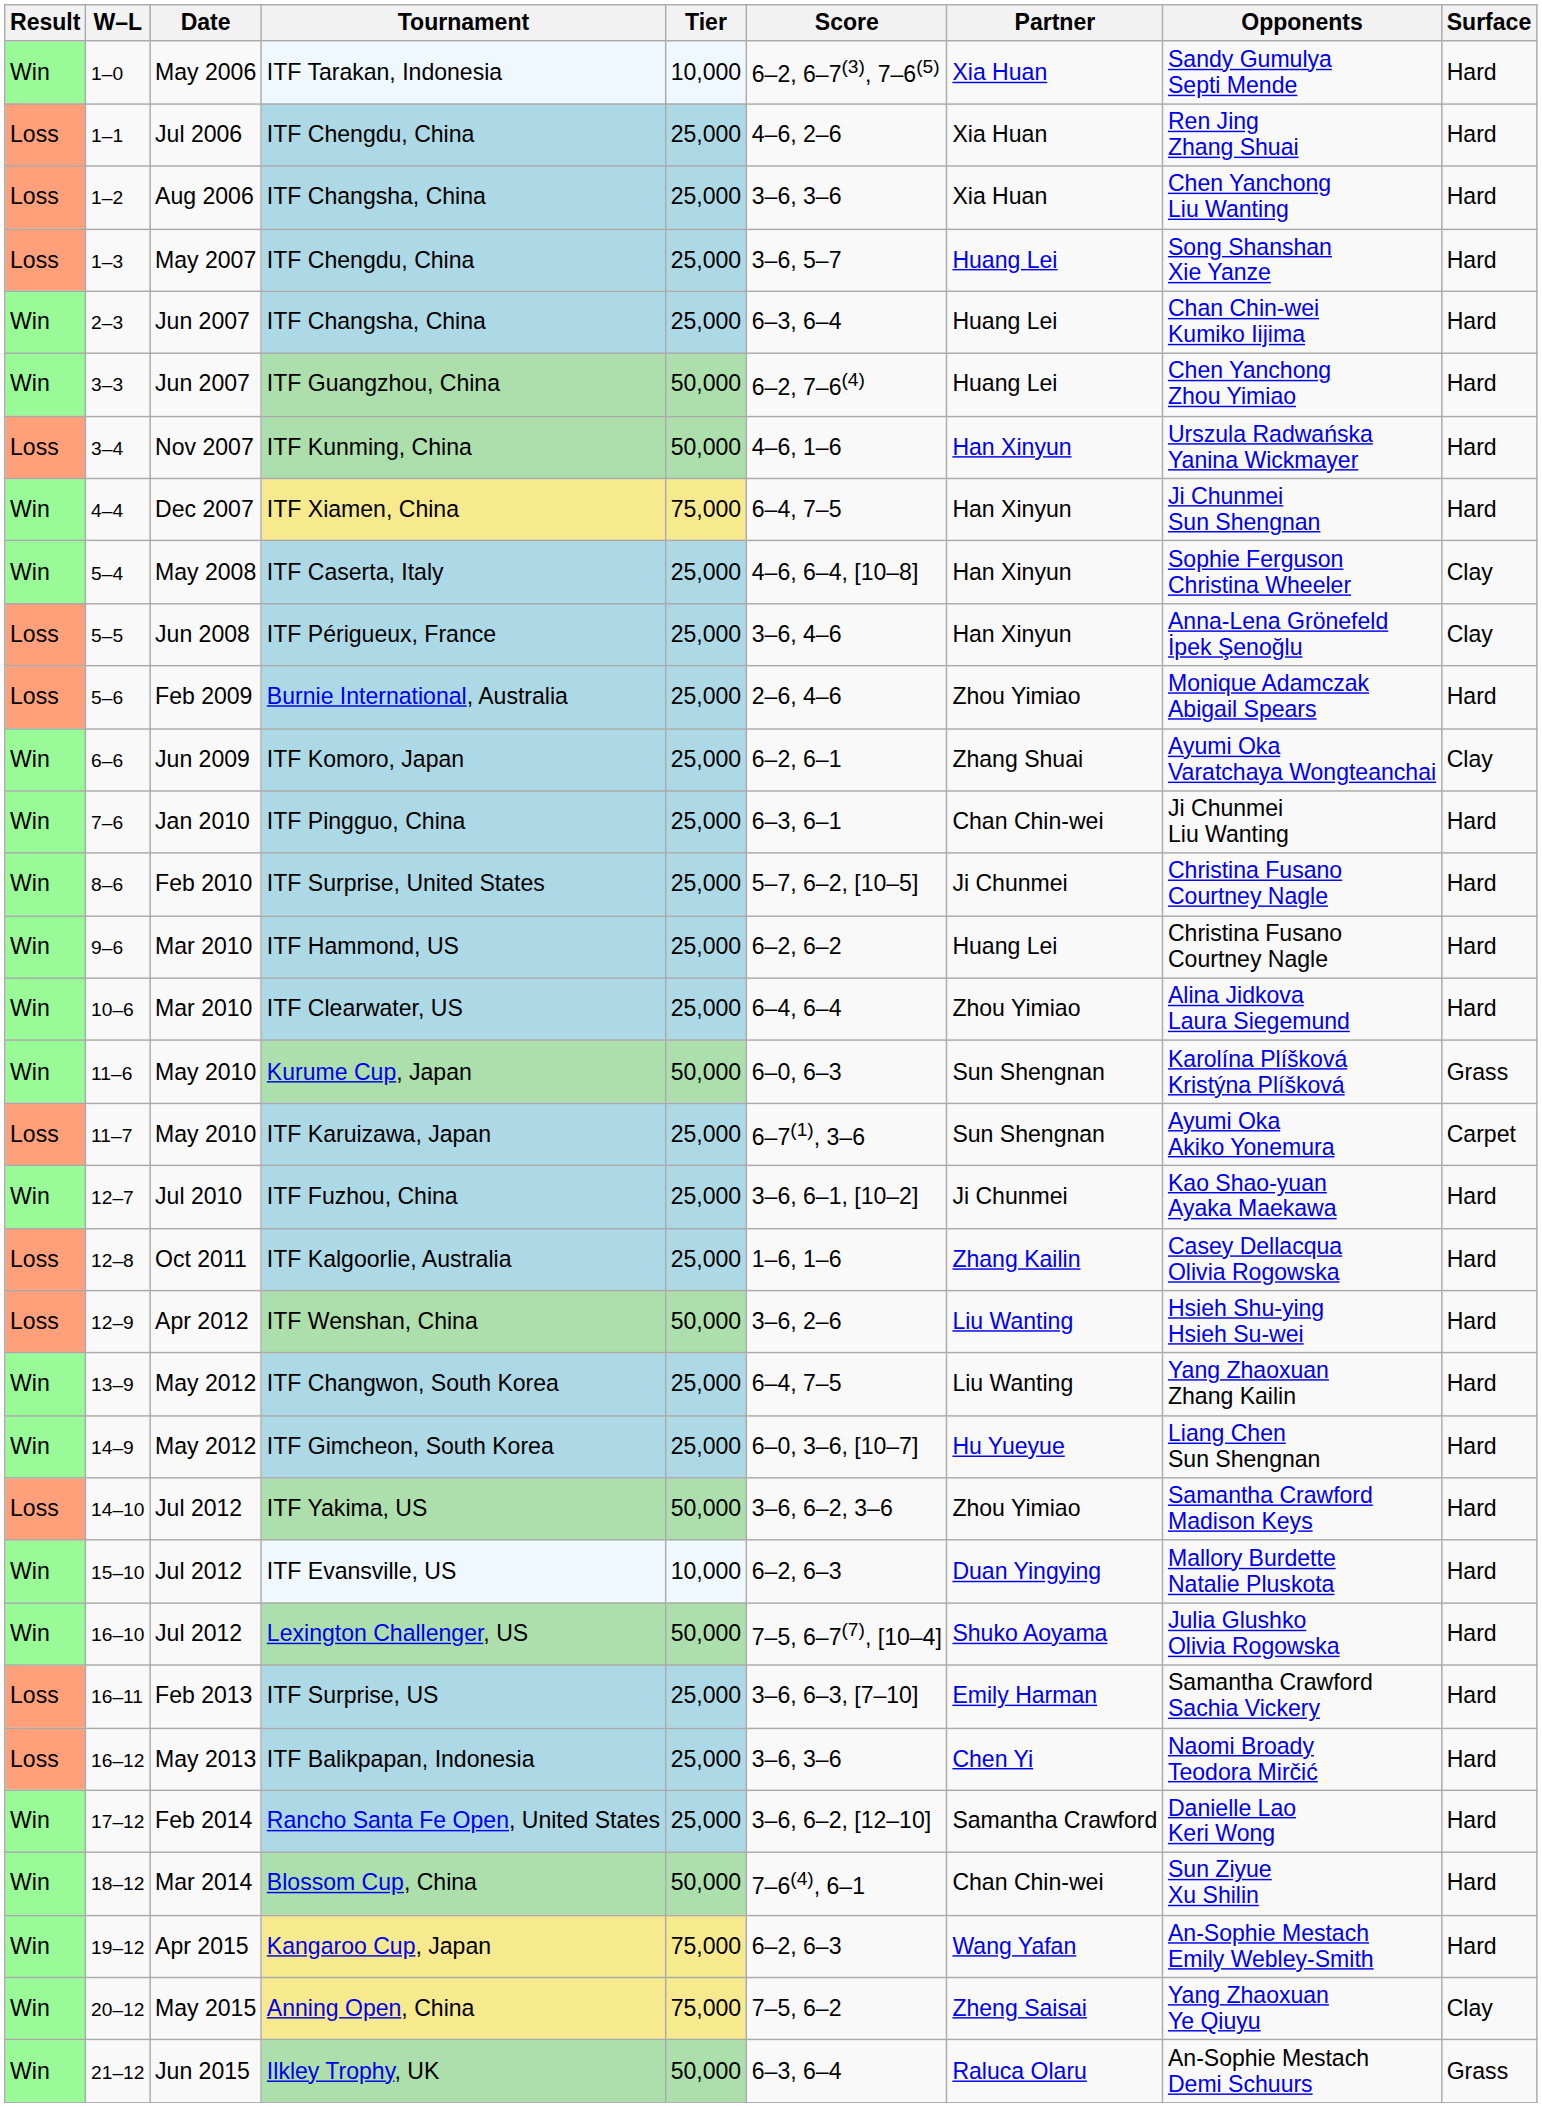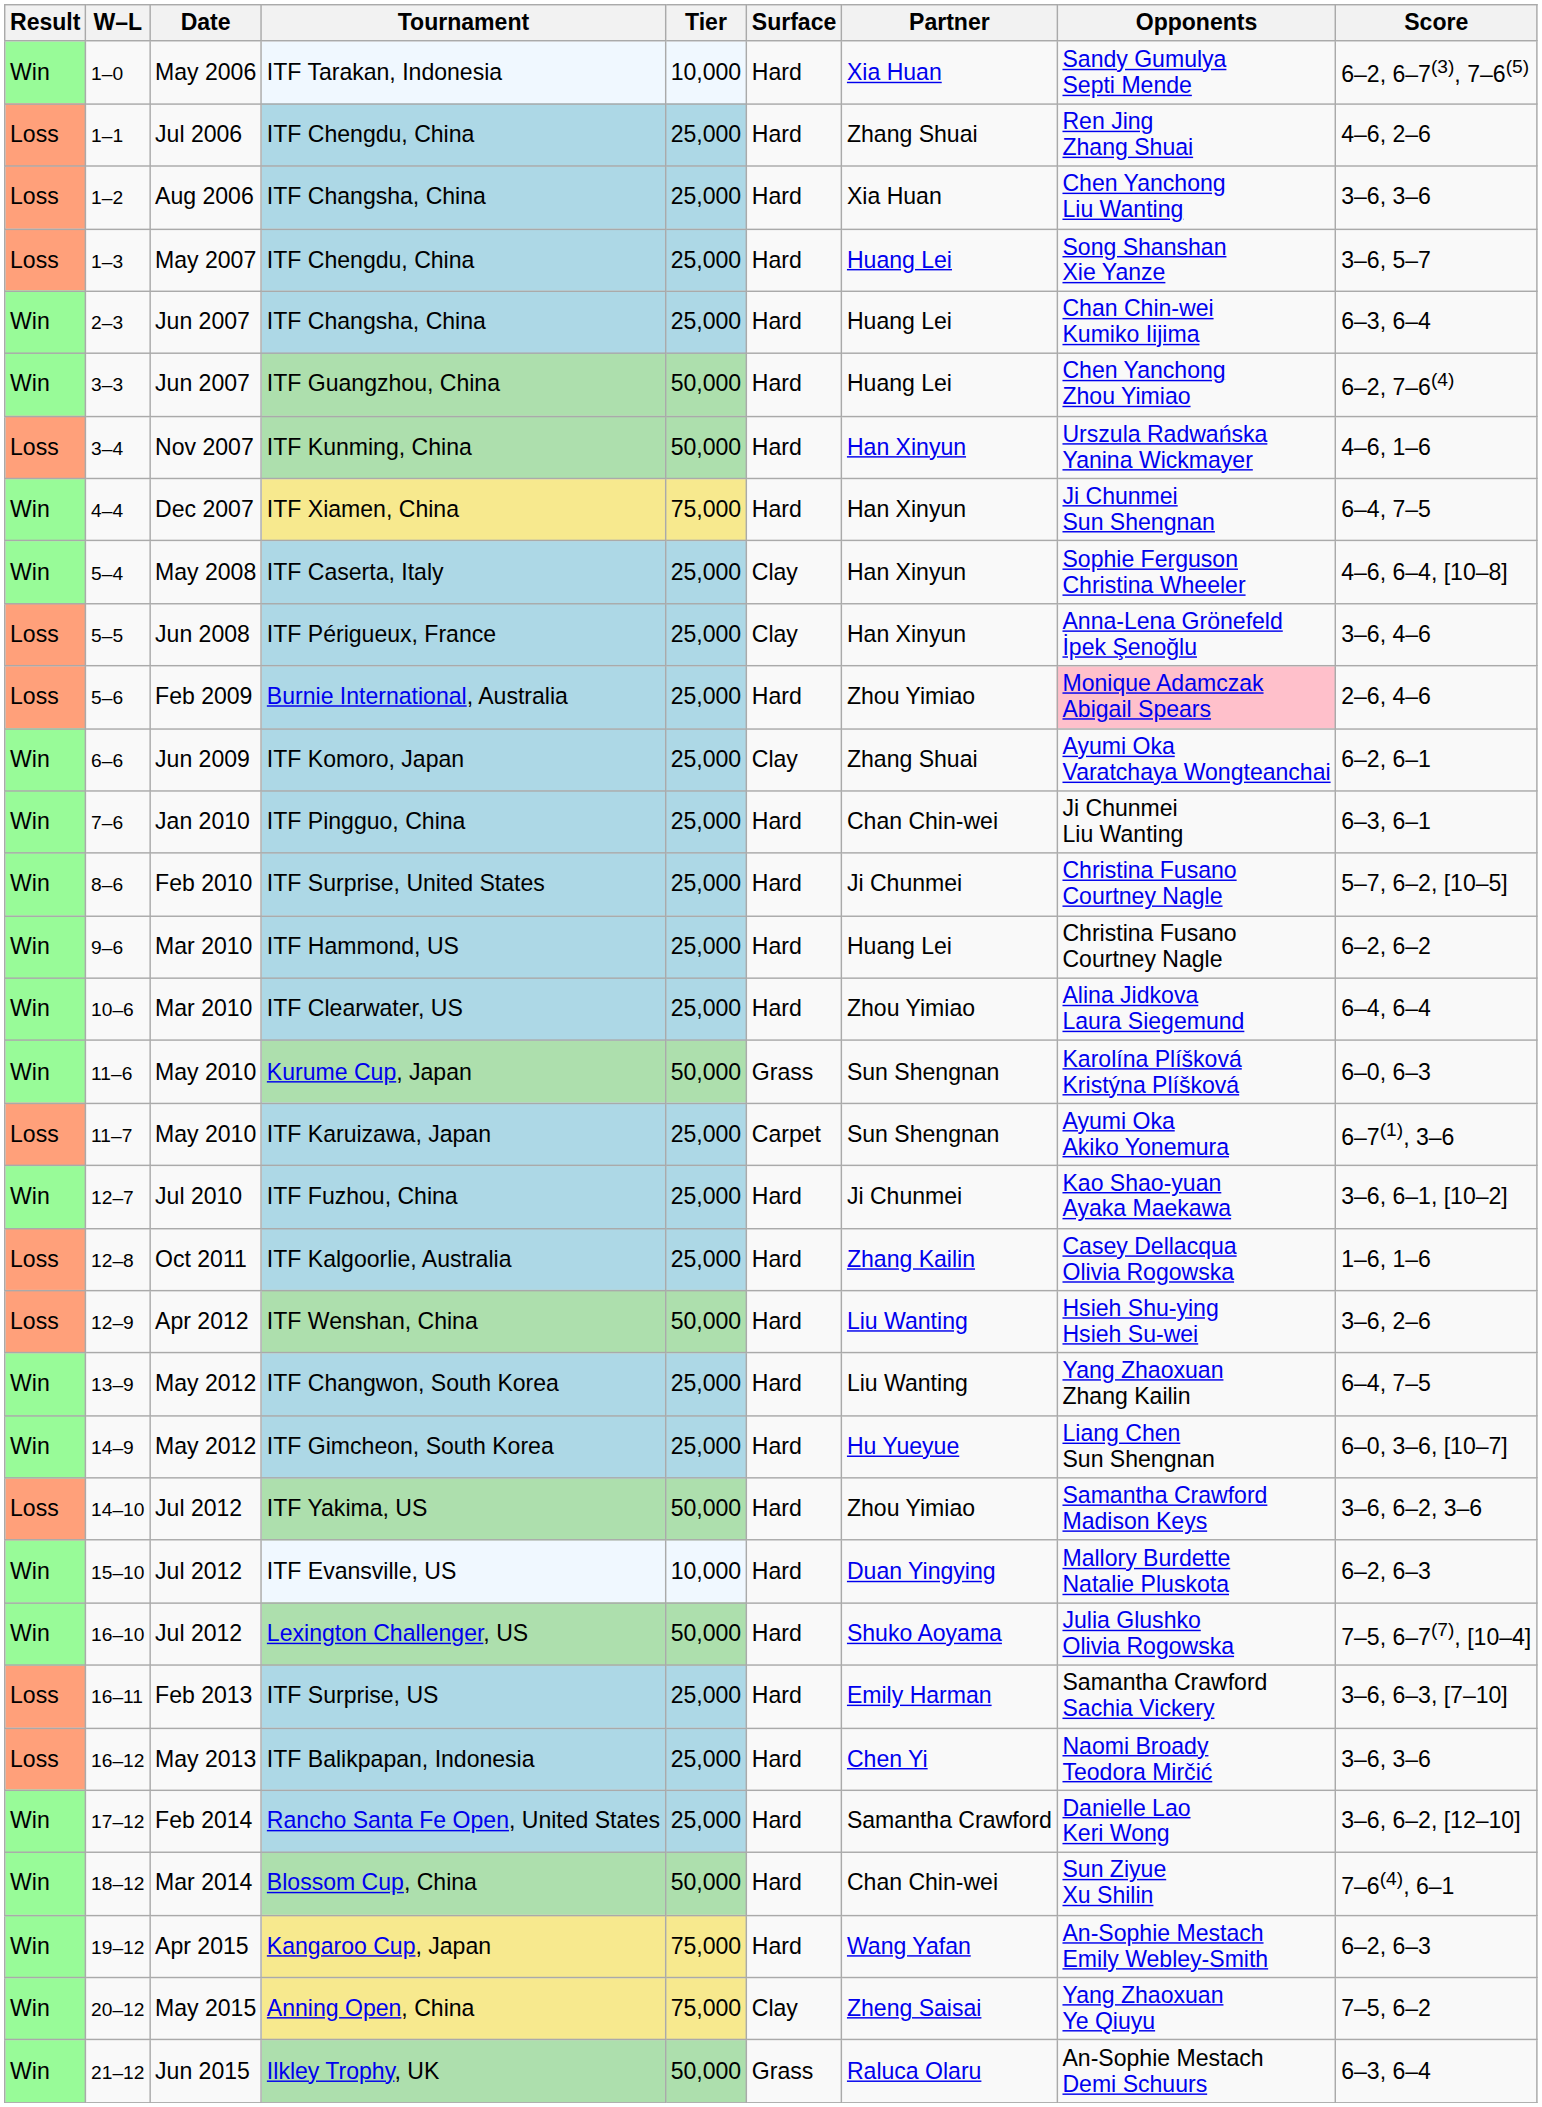columns swapped: (1489, 22) <-> (847, 22)
(1000, 134) Xia Huan -> (912, 134) Zhang Shuai
(1268, 696) no background -> (1163, 696) pink background
